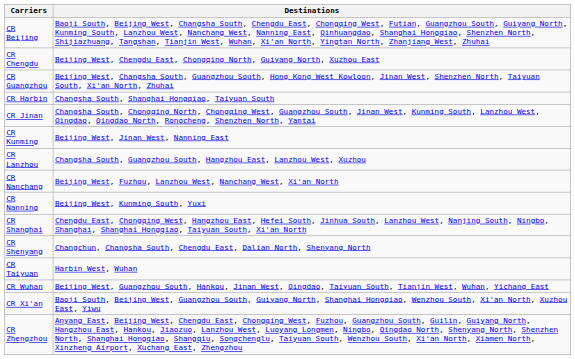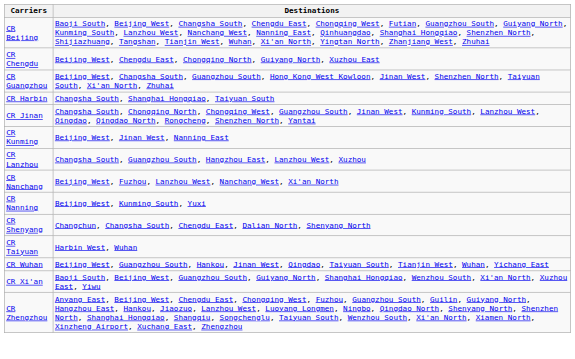- row: (24, 225)
